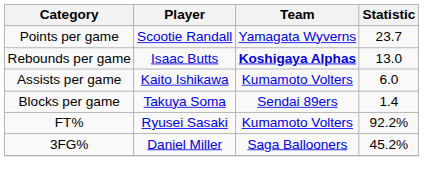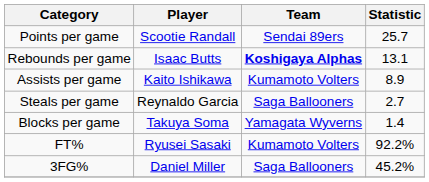(297, 36) Yamagata Wyverns -> (303, 36) Sendai 89ers
(389, 36) 23.7 -> (395, 36) 25.7
(389, 58) 13.0 -> (395, 58) 13.1
(389, 79) 6.0 -> (395, 79) 8.9
+ row: (69, 101)
(297, 101) Sendai 89ers -> (303, 123) Yamagata Wyverns
